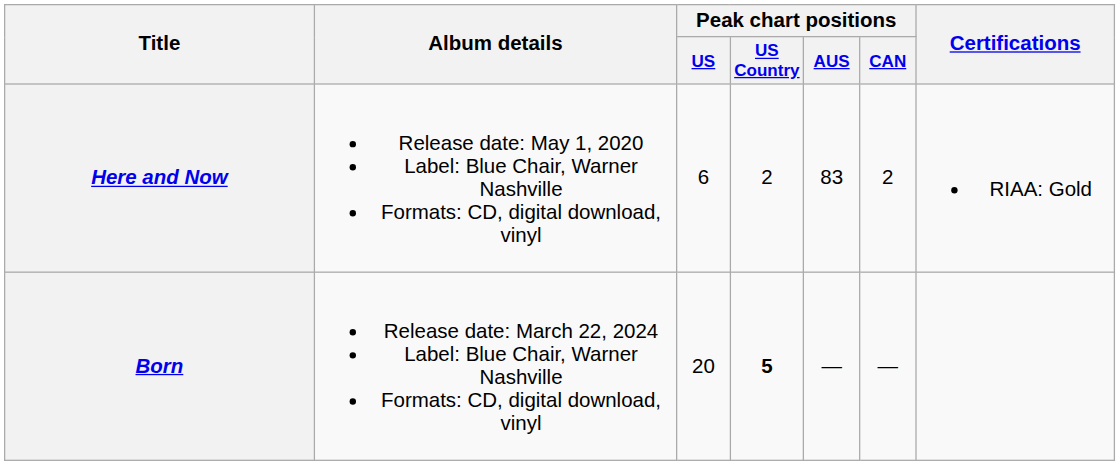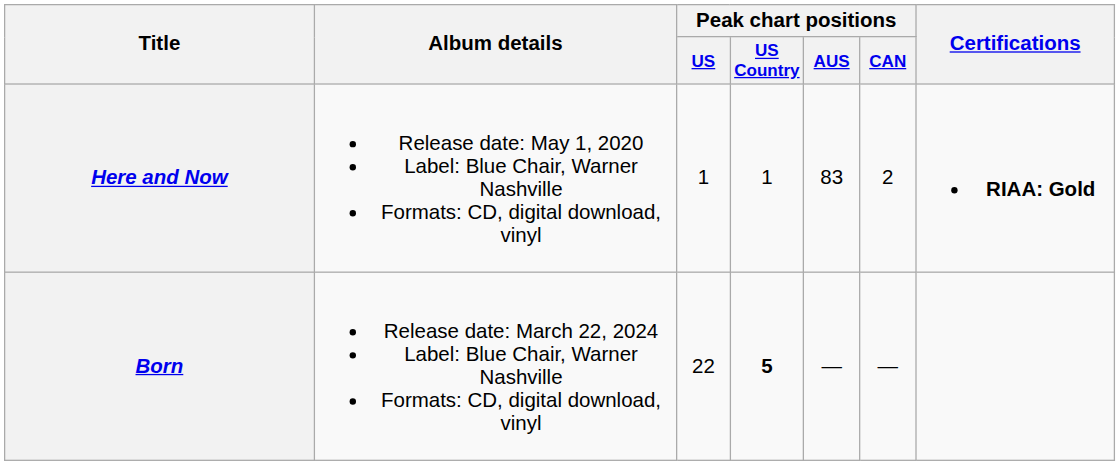(703, 177) 6 -> (703, 177) 1
(767, 177) 2 -> (767, 177) 1
(1015, 189) normal -> (1015, 189) bold
(703, 366) 20 -> (703, 366) 22
